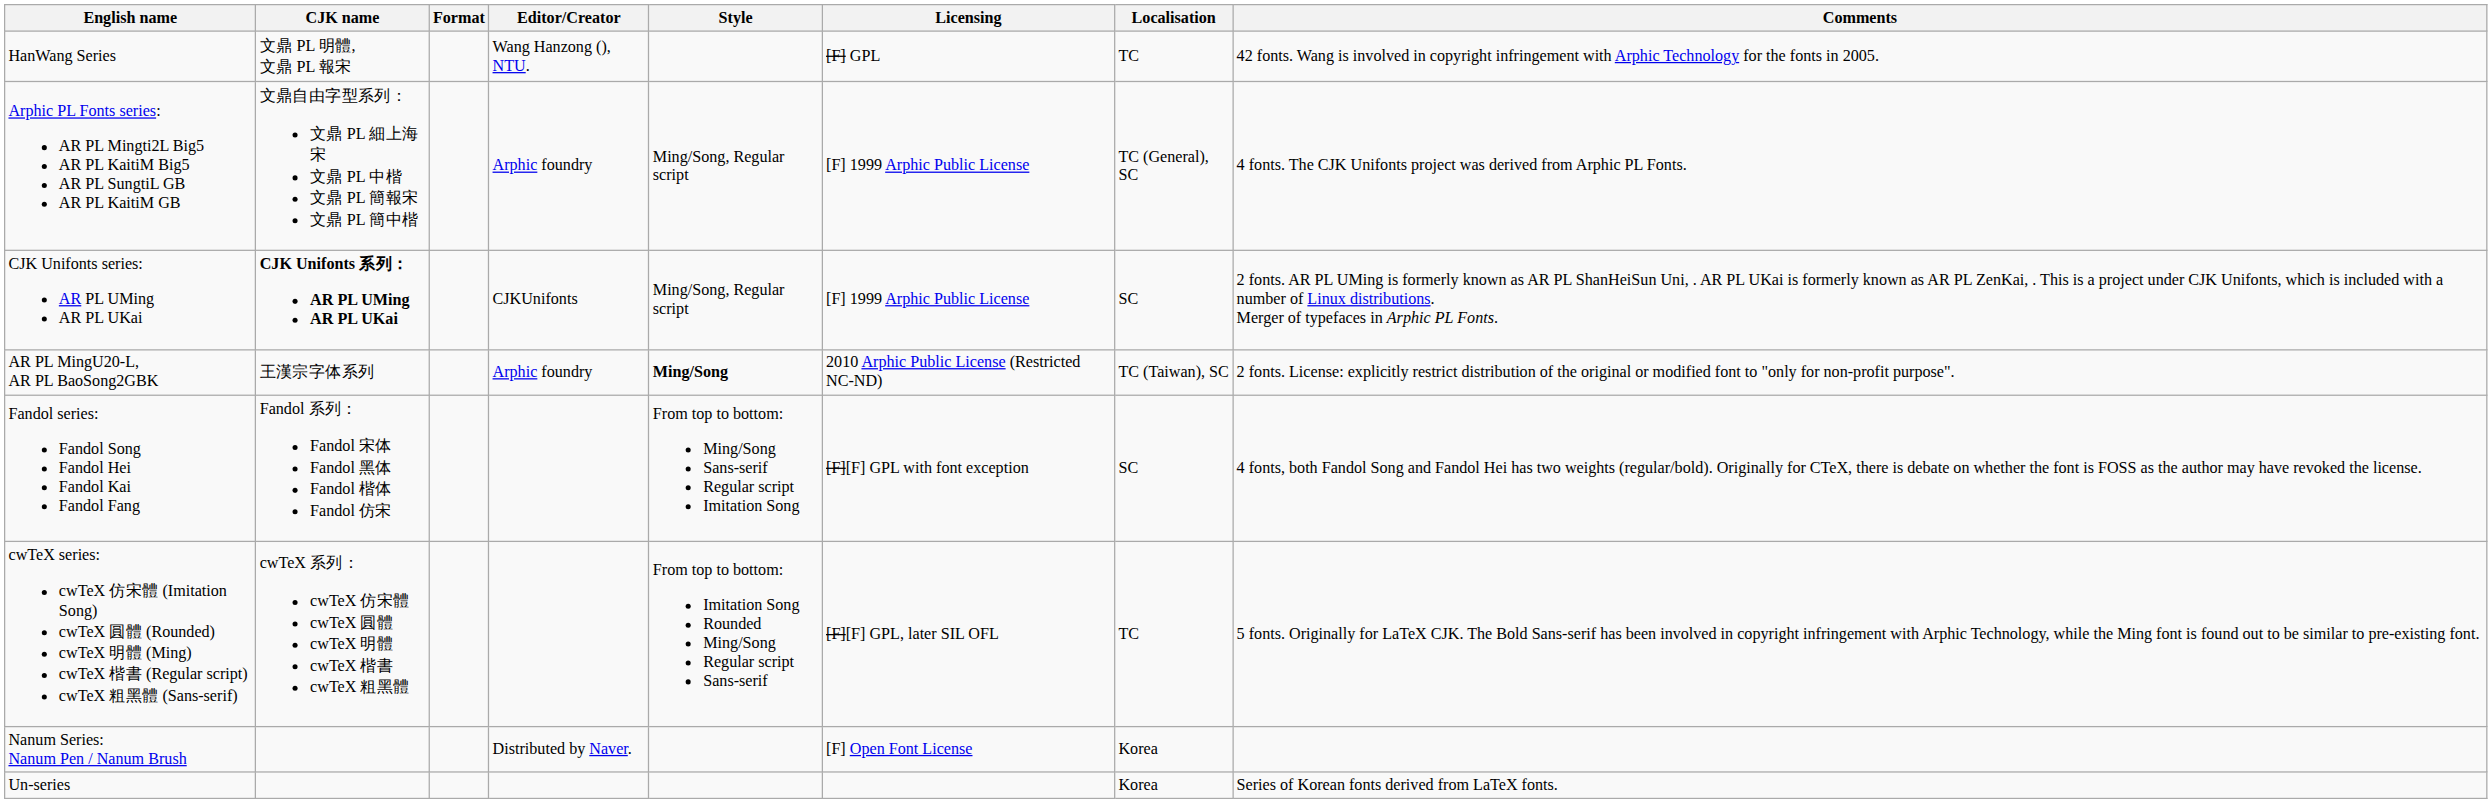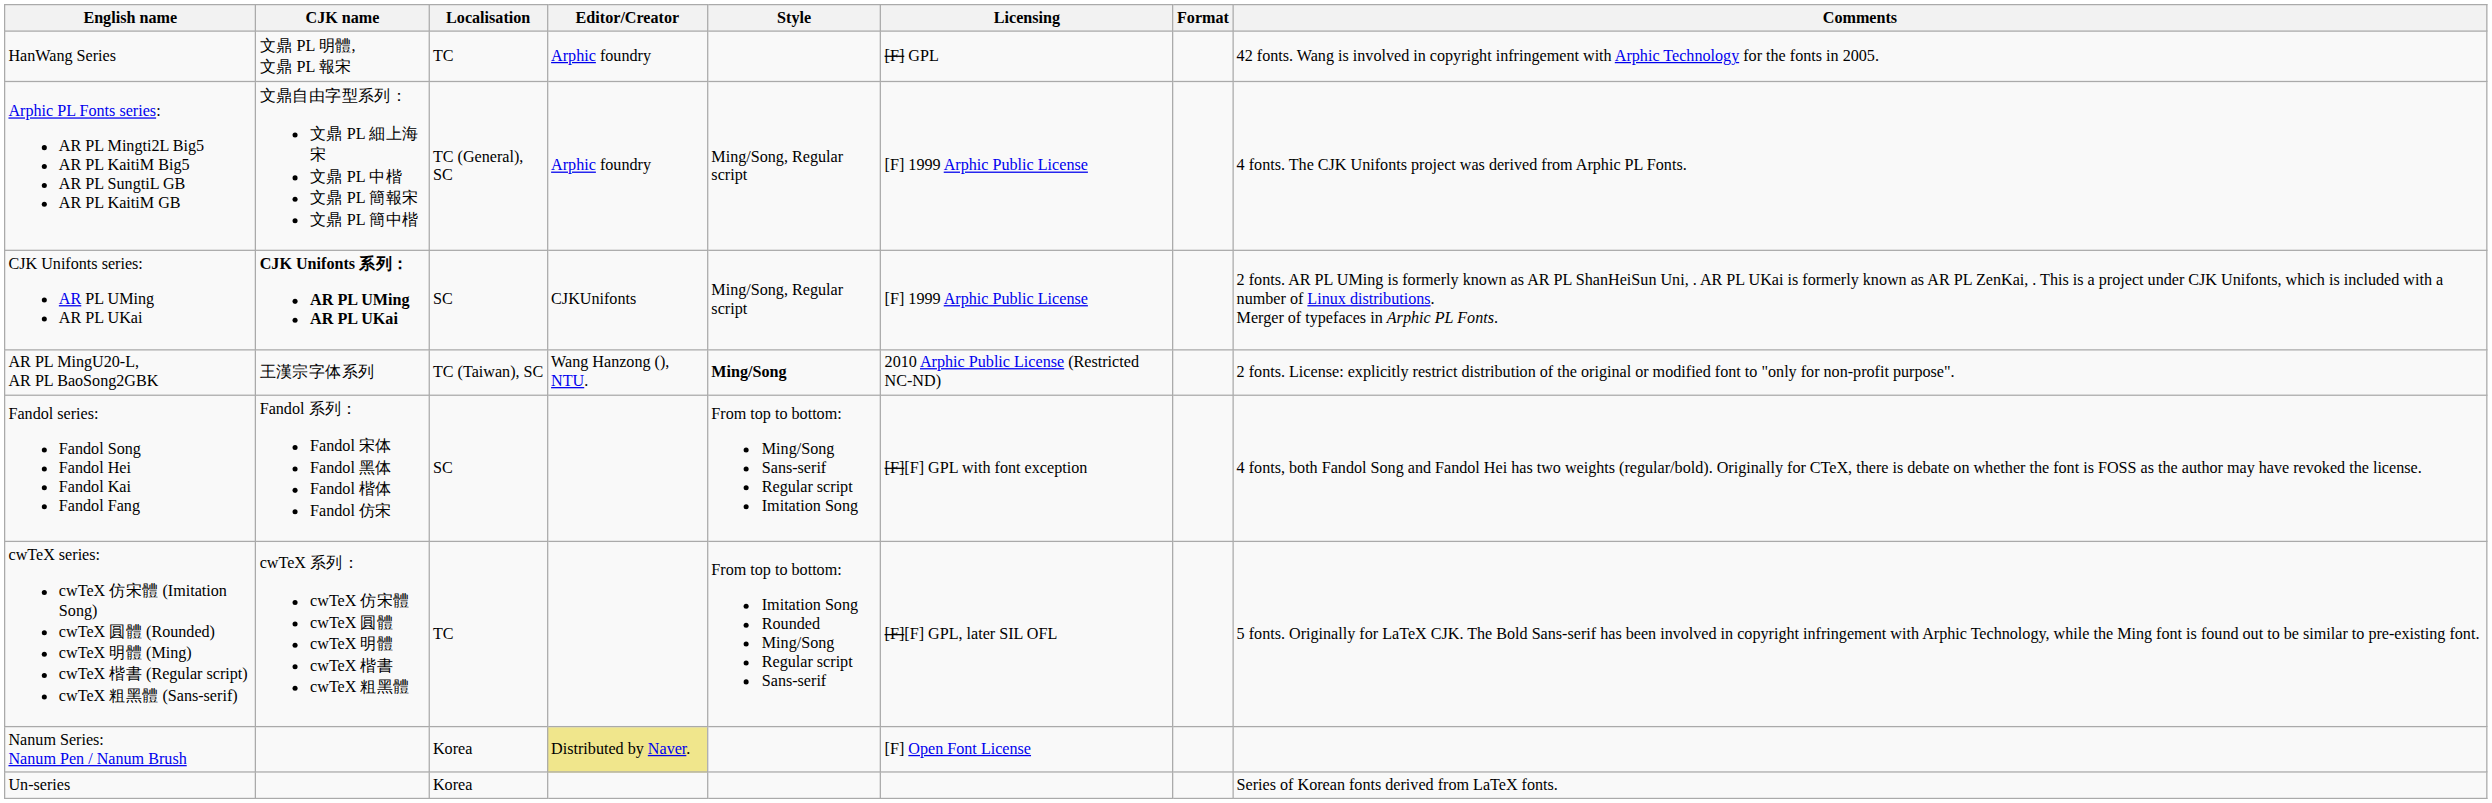columns swapped: (1174, 17) <-> (459, 17)
(552, 56) Wang Hanzong (), NTU. -> (601, 56) Arphic foundry
(542, 371) Arphic foundry -> (610, 371) Wang Hanzong (), NTU.
(562, 749) no background -> (621, 749) khaki background
